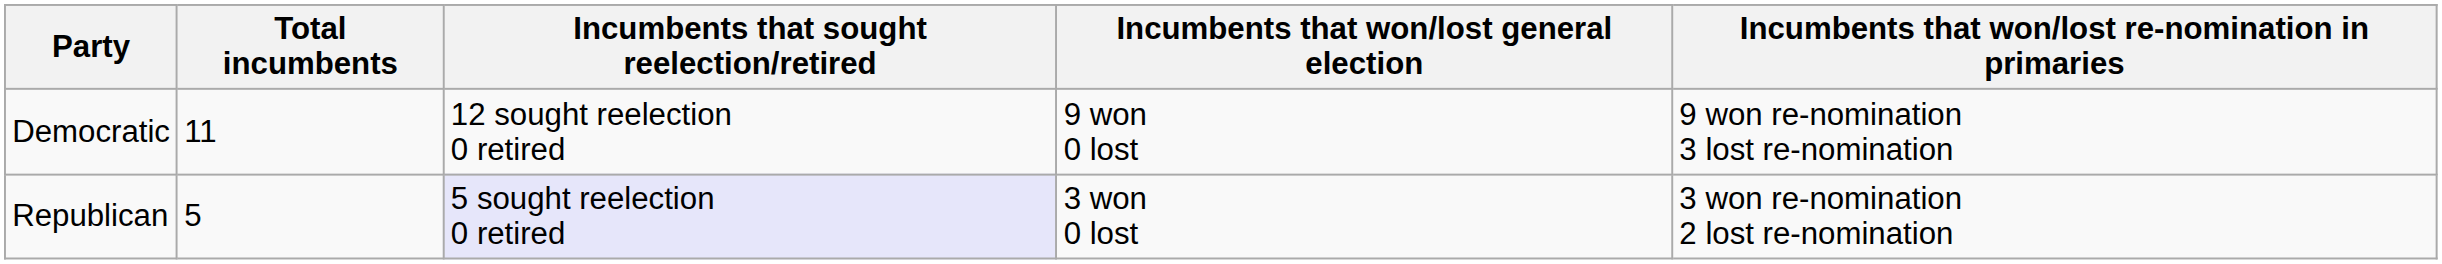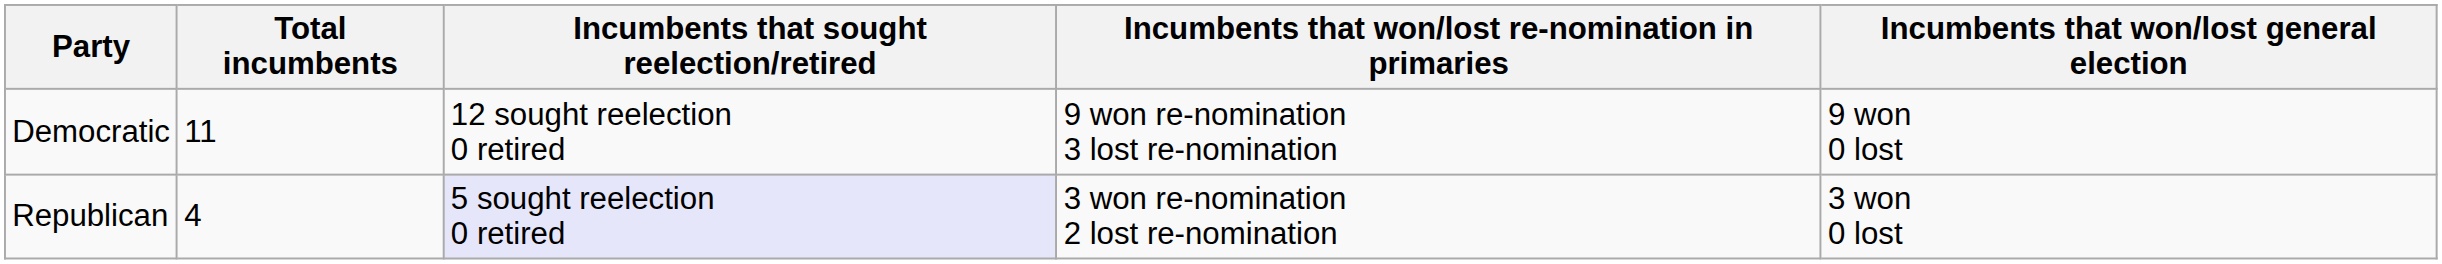columns swapped: (2054, 46) <-> (1364, 46)
(193, 215) 5 -> (193, 215) 4
